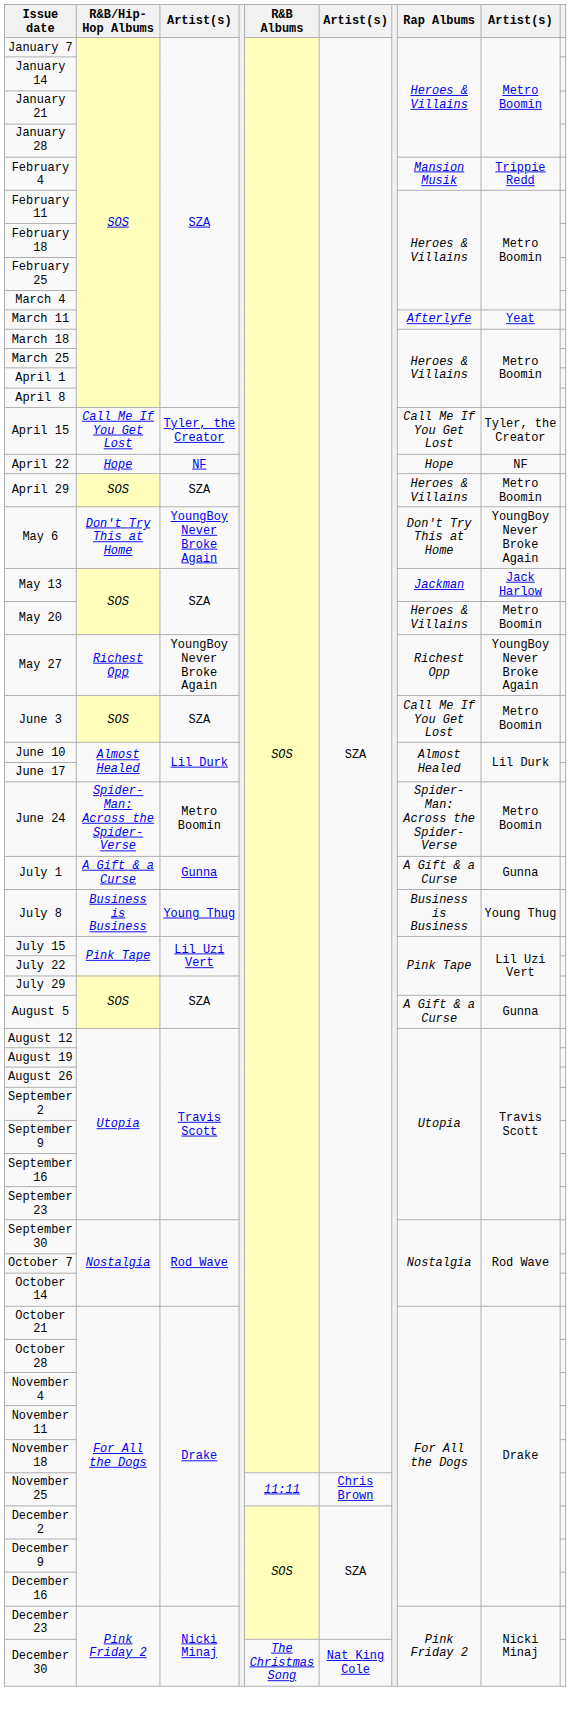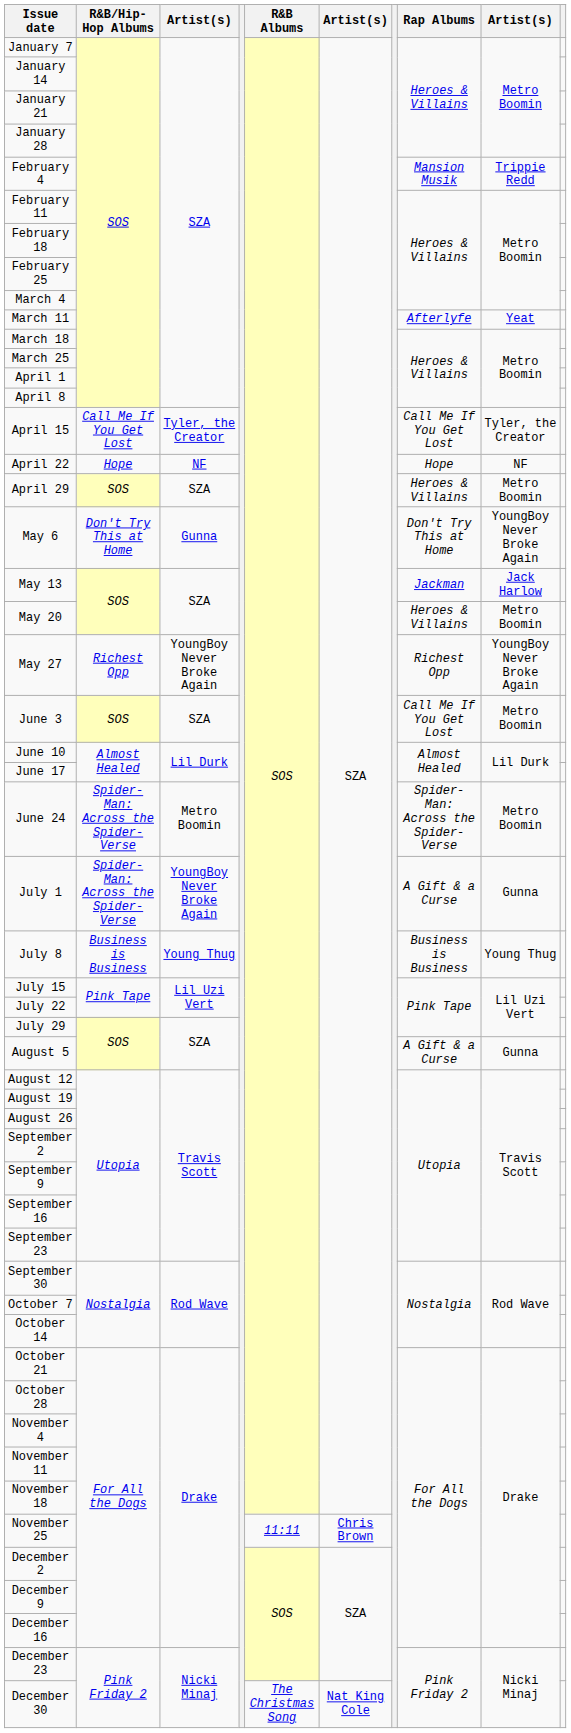(199, 538) YoungBoy Never Broke Again -> (199, 538) Gunna
(118, 873) A Gift & a Curse -> (118, 894) Spider-Man: Across the Spider-Verse
(199, 873) Gunna -> (199, 894) YoungBoy Never Broke Again
